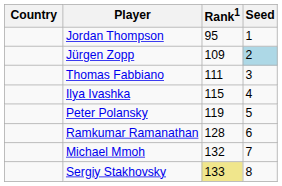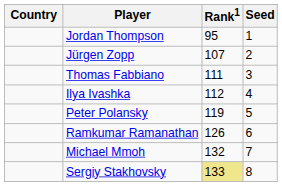(215, 56) 109 -> (215, 56) 107
(249, 56) lightblue background -> (249, 56) no background
(214, 94) 115 -> (214, 94) 112
(215, 133) 128 -> (215, 133) 126
